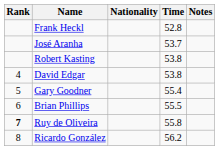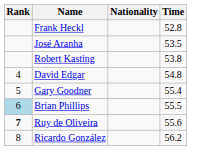- column: (201, 12)
(173, 43) 53.7 -> (173, 43) 53.5
(173, 75) 53.8 -> (173, 75) 54.8
(18, 106) no background -> (18, 106) lightblue background
(173, 122) 55.8 -> (173, 122) 55.6
